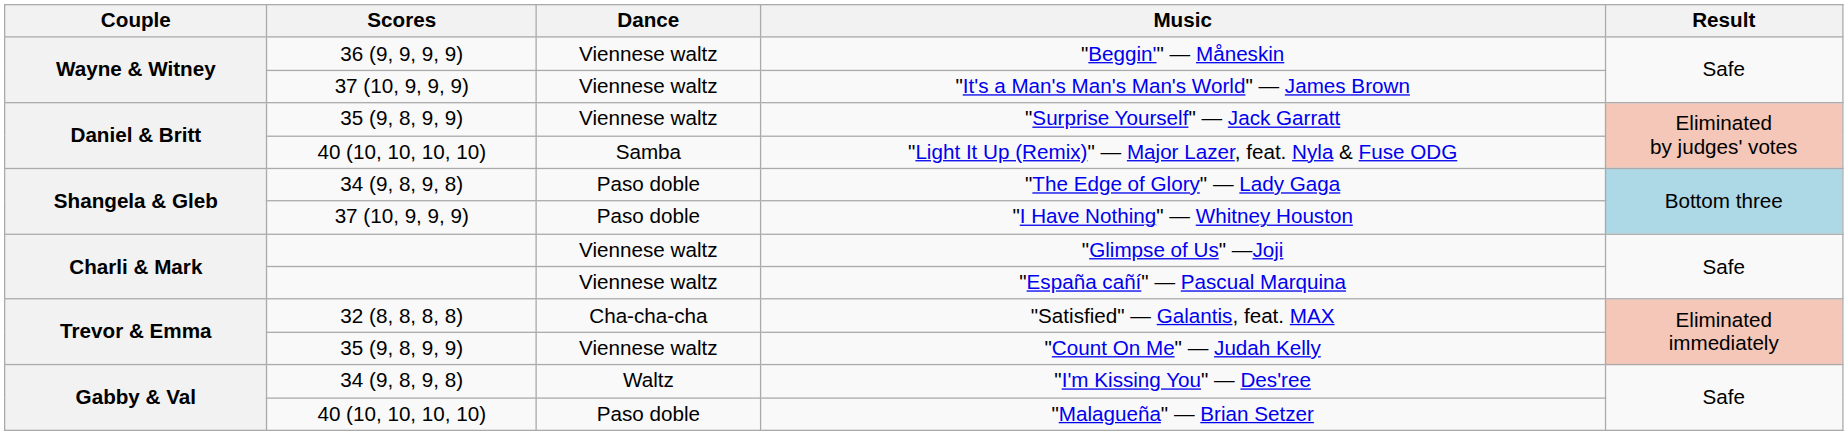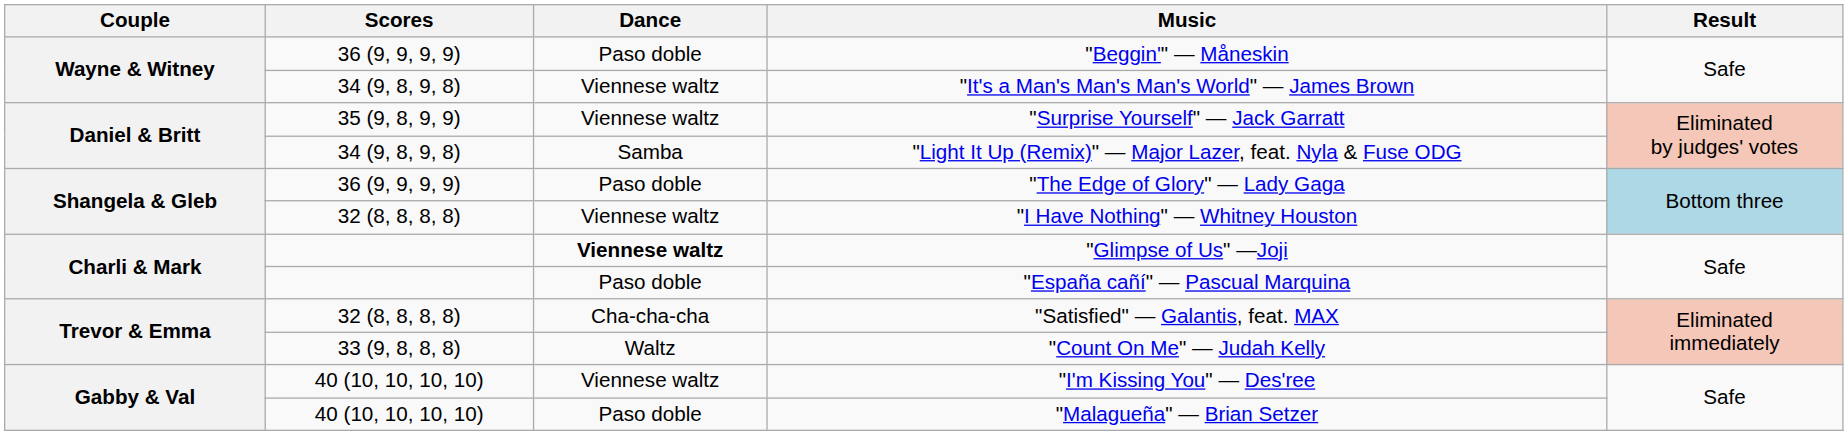(648, 53) Viennese waltz -> (650, 53) Paso doble
(402, 86) 37 (10, 9, 9, 9) -> (399, 86) 34 (9, 8, 9, 8)
(402, 151) 40 (10, 10, 10, 10) -> (399, 151) 34 (9, 8, 9, 8)
(402, 184) 34 (9, 8, 9, 8) -> (399, 184) 36 (9, 9, 9, 9)
(402, 217) 37 (10, 9, 9, 9) -> (399, 217) 32 (8, 8, 8, 8)
(648, 217) Paso doble -> (650, 217) Viennese waltz
(648, 250) normal -> (650, 250) bold
(648, 282) Viennese waltz -> (650, 282) Paso doble
(402, 348) 35 (9, 8, 9, 9) -> (399, 348) 33 (9, 8, 8, 8)
(648, 348) Viennese waltz -> (650, 348) Waltz
(402, 380) 34 (9, 8, 9, 8) -> (399, 380) 40 (10, 10, 10, 10)
(648, 380) Waltz -> (650, 380) Viennese waltz
